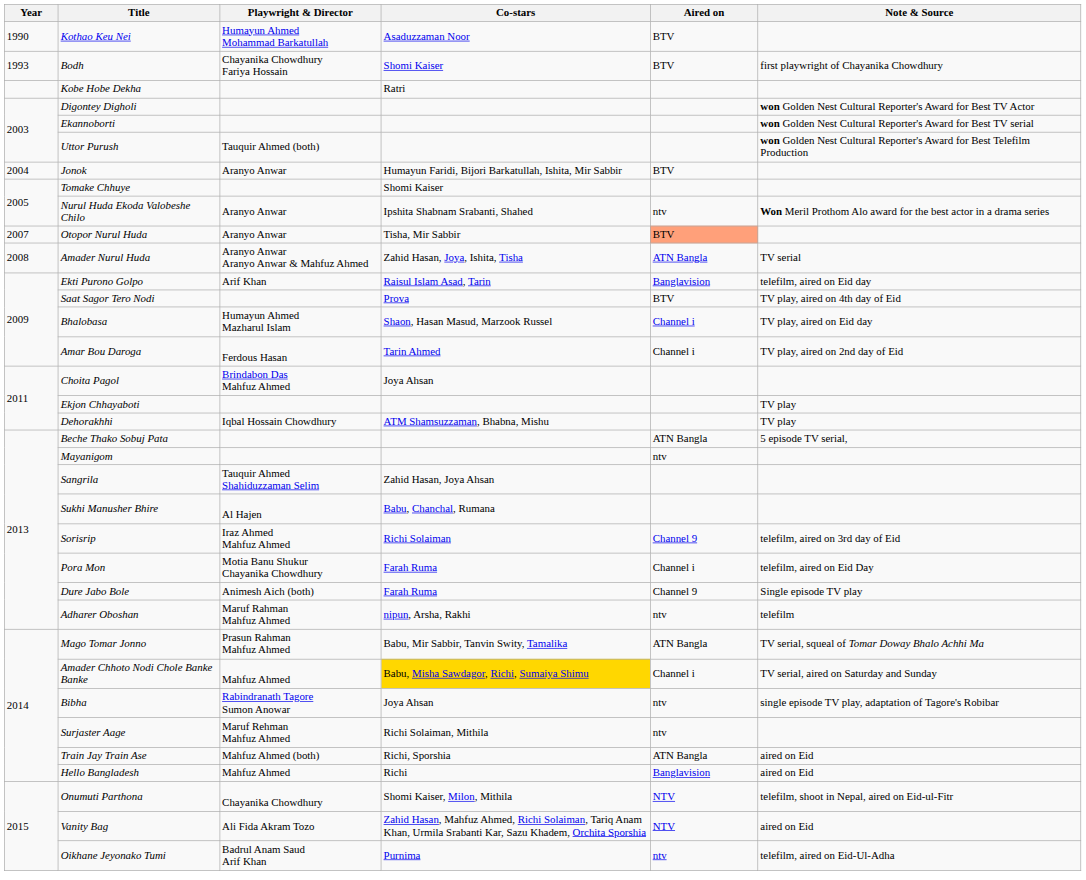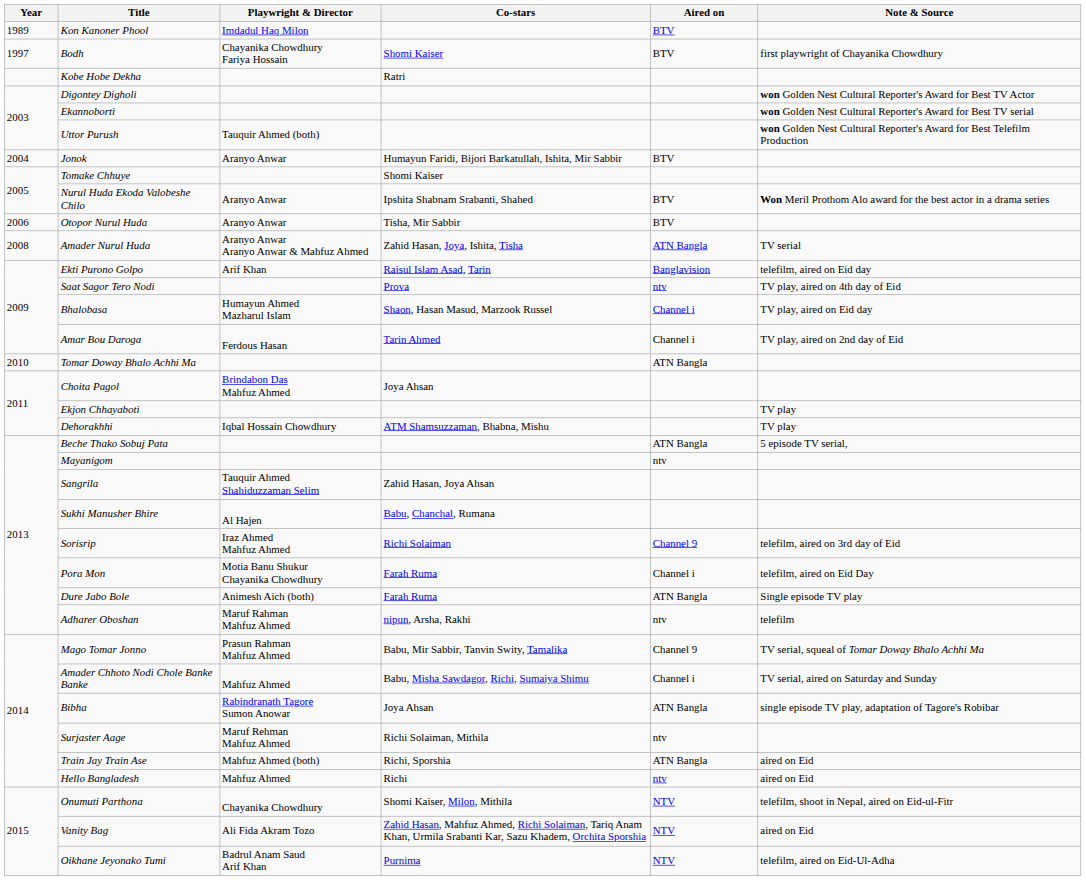+ row: (104, 30)
- row: (96, 36)
(18, 65) 1993 -> (18, 53) 1997
(660, 211) ntv -> (664, 199) BTV
(18, 234) 2007 -> (18, 222) 2006
(664, 234) lightsalmon background -> (664, 222) no background
(664, 298) BTV -> (660, 286) ntv
+ row: (128, 362)
(675, 591) Channel 9 -> (680, 596) ATN Bangla
(680, 644) ATN Bangla -> (675, 649) Channel 9
(486, 673) gold background -> (486, 678) no background
(660, 703) ntv -> (680, 708) ATN Bangla
(681, 773) Banglavision -> (660, 778) ntv
(660, 855) ntv -> (664, 860) NTV
